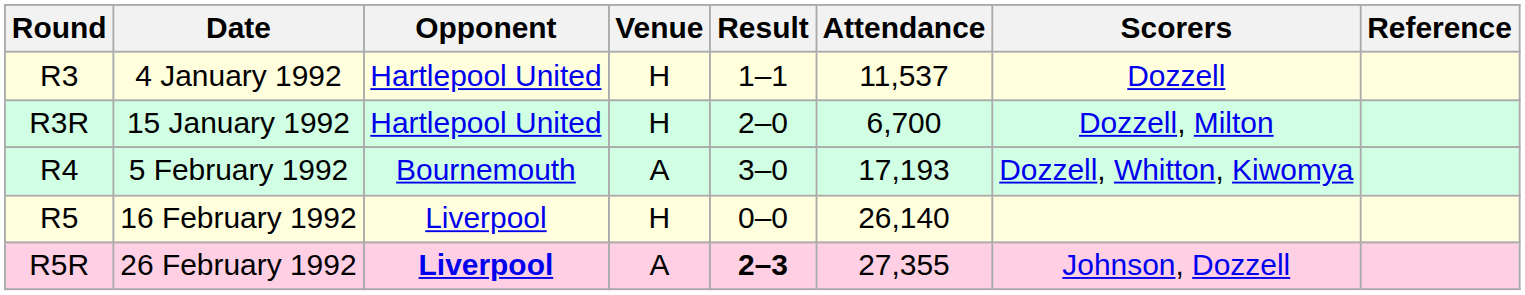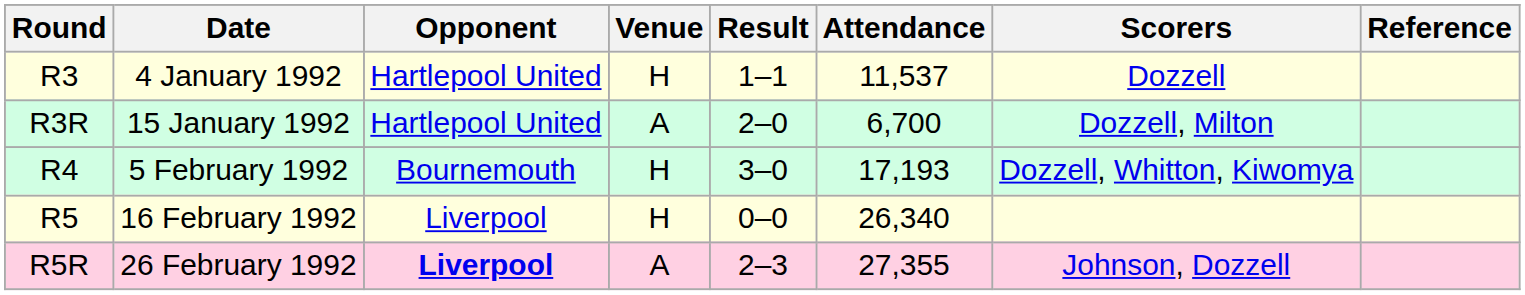(659, 123) H -> (659, 123) A
(659, 170) A -> (659, 170) H
(904, 218) 26,140 -> (904, 218) 26,340
(763, 265) bold -> (763, 265) normal
